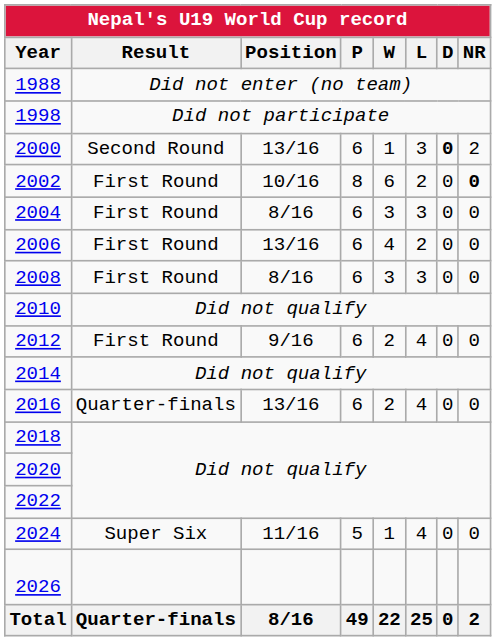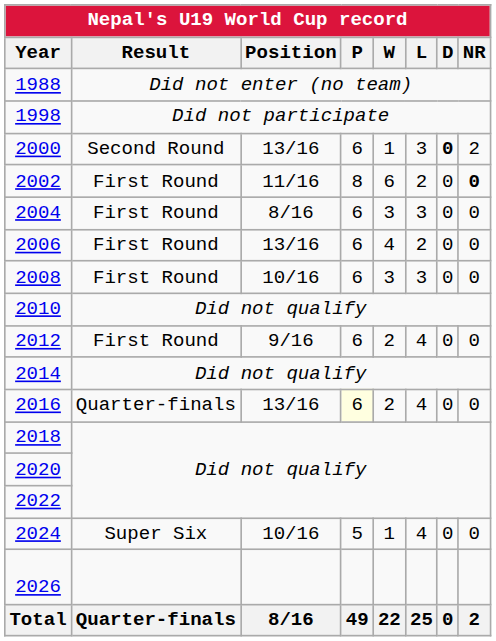(291, 181) 10/16 -> (291, 181) 11/16
(291, 277) 8/16 -> (291, 277) 10/16
(357, 405) no background -> (357, 405) lightyellow background
(291, 533) 11/16 -> (291, 533) 10/16
